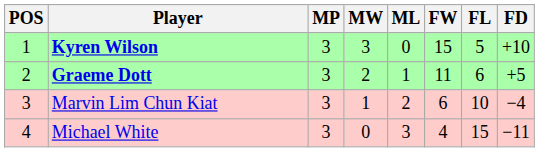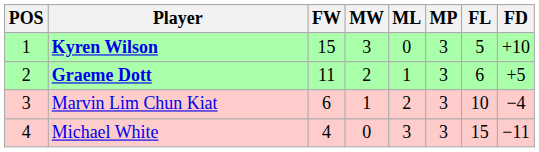columns swapped: (326, 18) <-> (443, 18)
